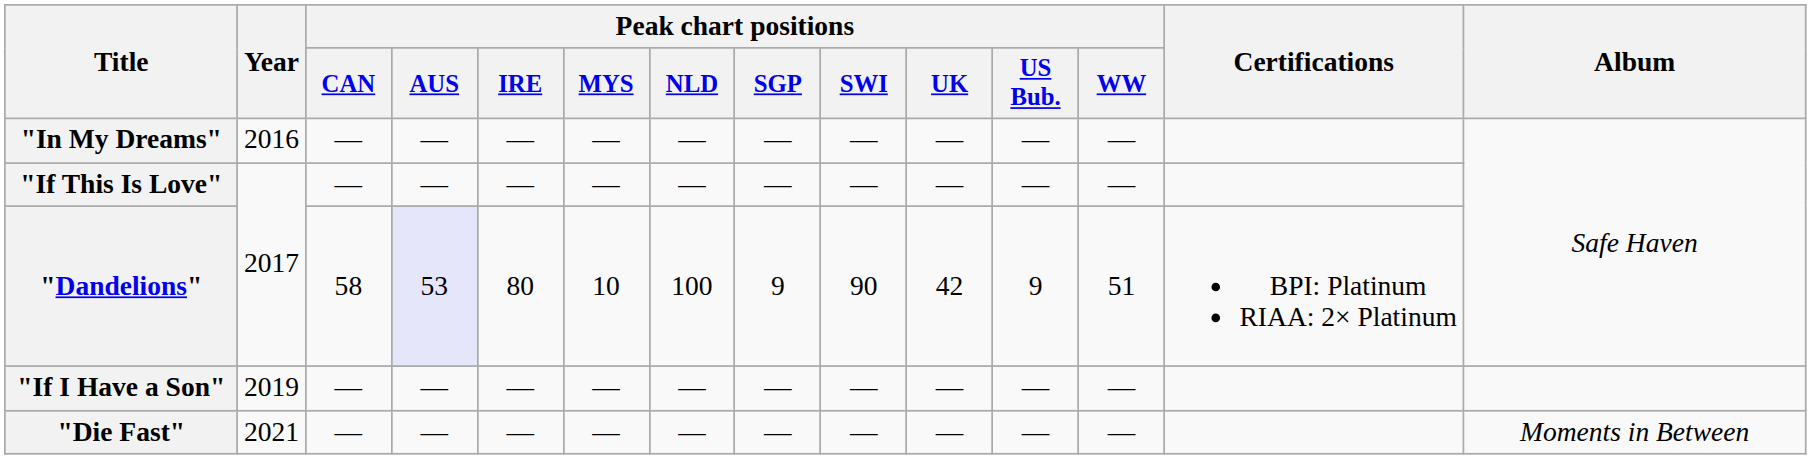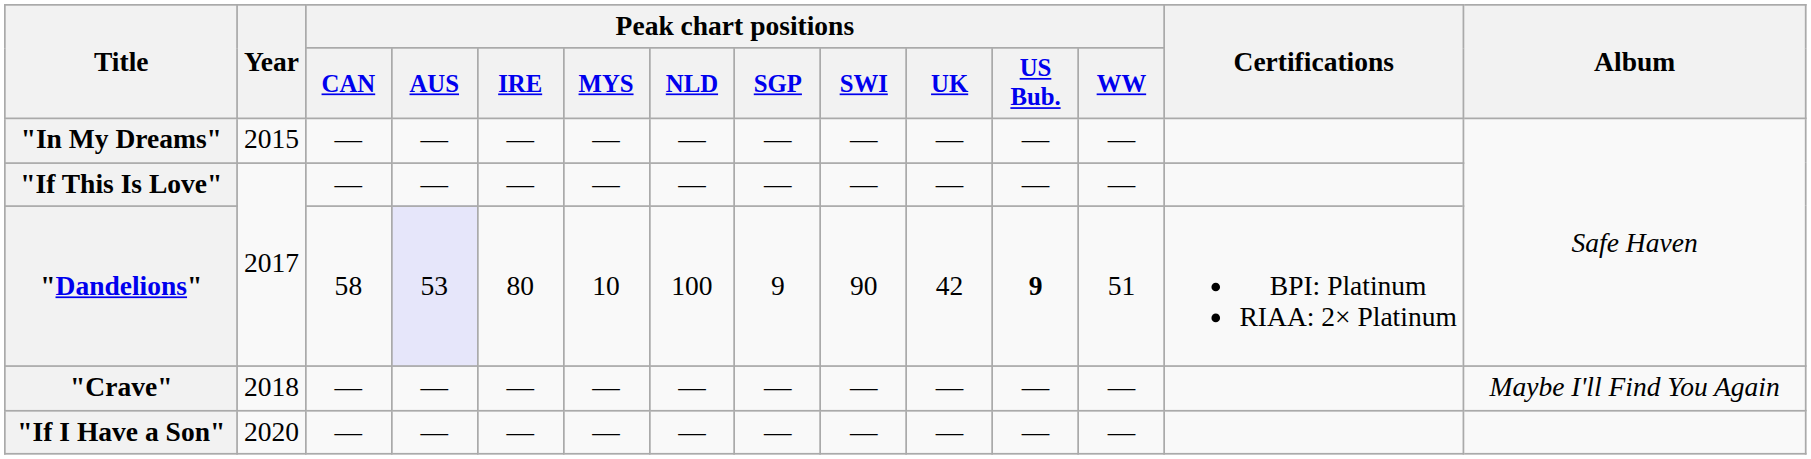(272, 140) 2016 -> (272, 140) 2015
(1036, 285) normal -> (1036, 285) bold
+ row: (121, 387)
(272, 387) 2019 -> (272, 431) 2020
- row: (121, 431)
